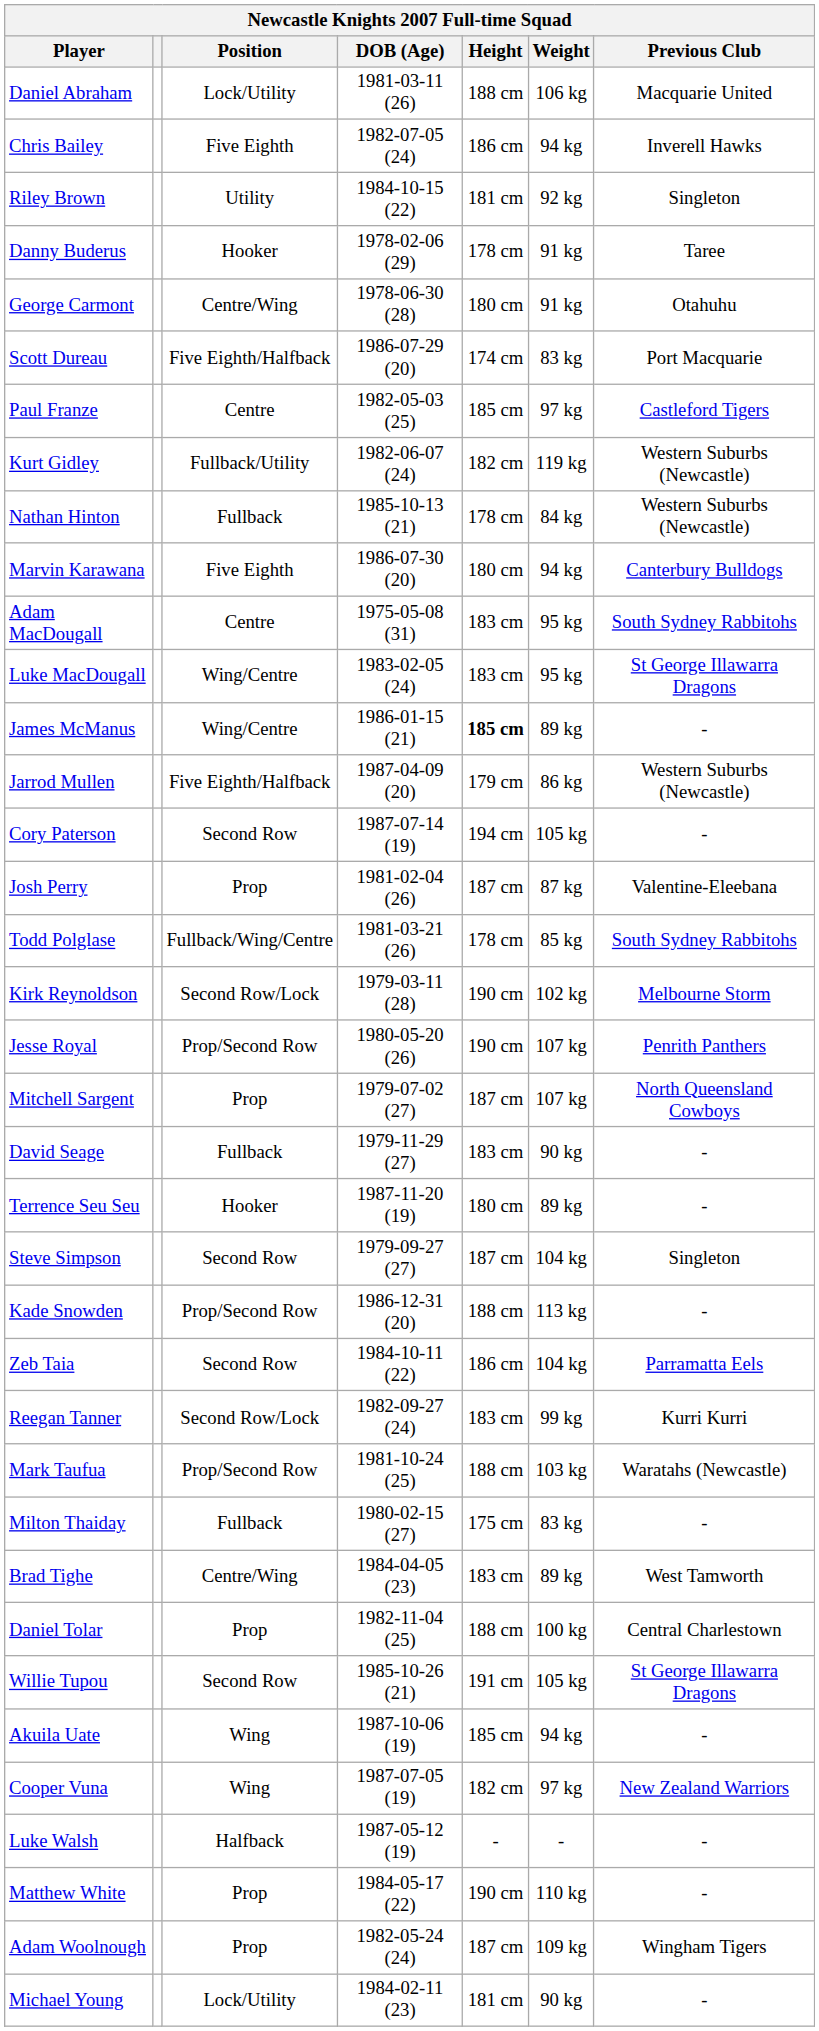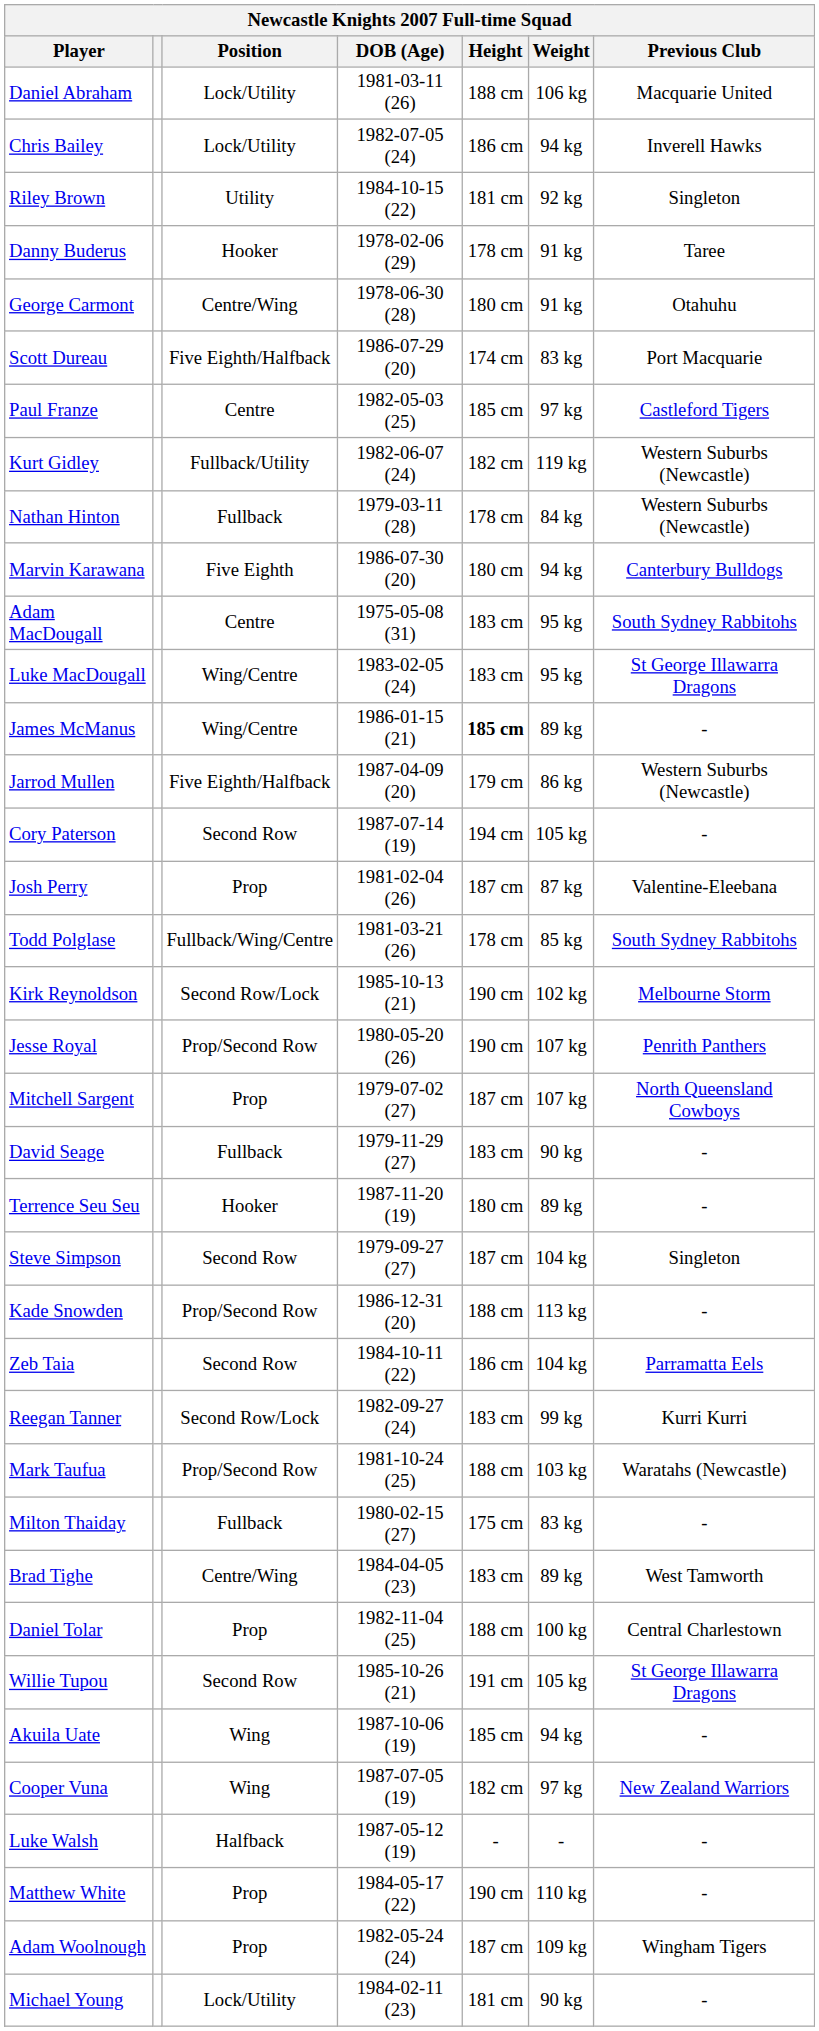(250, 146) Five Eighth -> (250, 146) Lock/Utility
(400, 516) 1985-10-13 (21) -> (400, 516) 1979-03-11 (28)
(400, 993) 1979-03-11 (28) -> (400, 993) 1985-10-13 (21)
